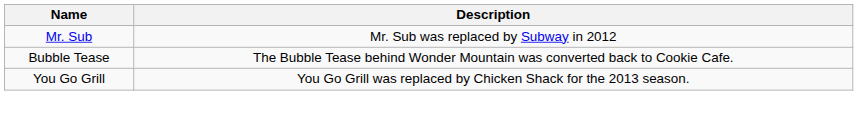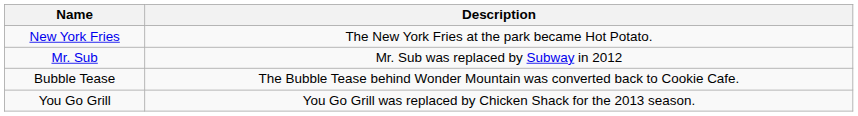+ row: (75, 36)
